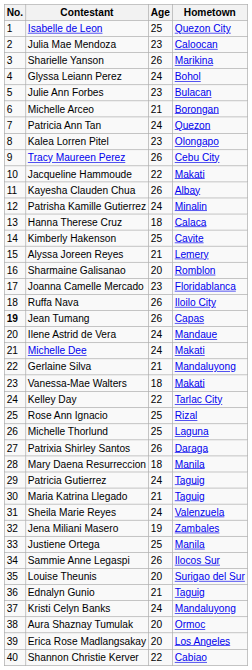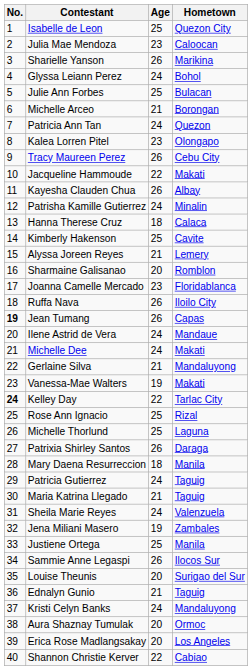(156, 93) 23 -> (156, 93) 25
(156, 383) 18 -> (156, 383) 19
(12, 400) normal -> (12, 400) bold
